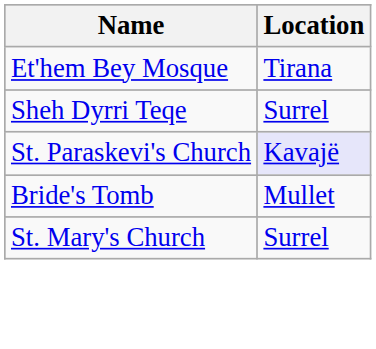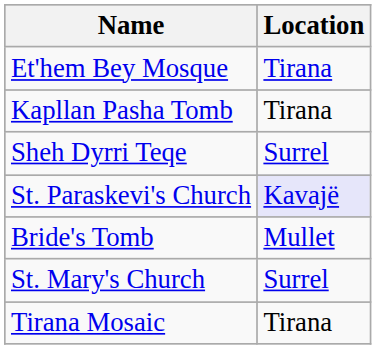+ row: (122, 110)
+ row: (88, 322)
